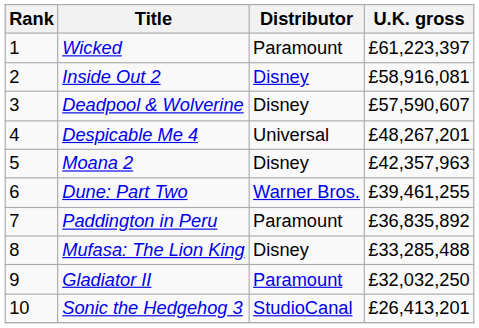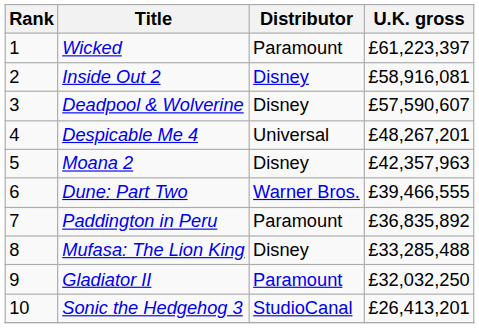(419, 192) £39,461,255 -> (419, 192) £39,466,555
